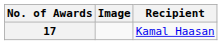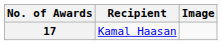columns swapped: (175, 13) <-> (114, 13)
